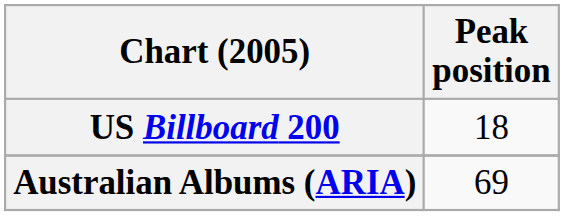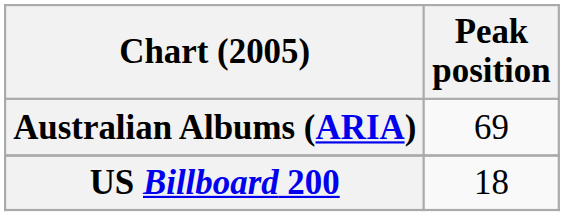rows swapped: (215, 182) <-> (215, 126)
